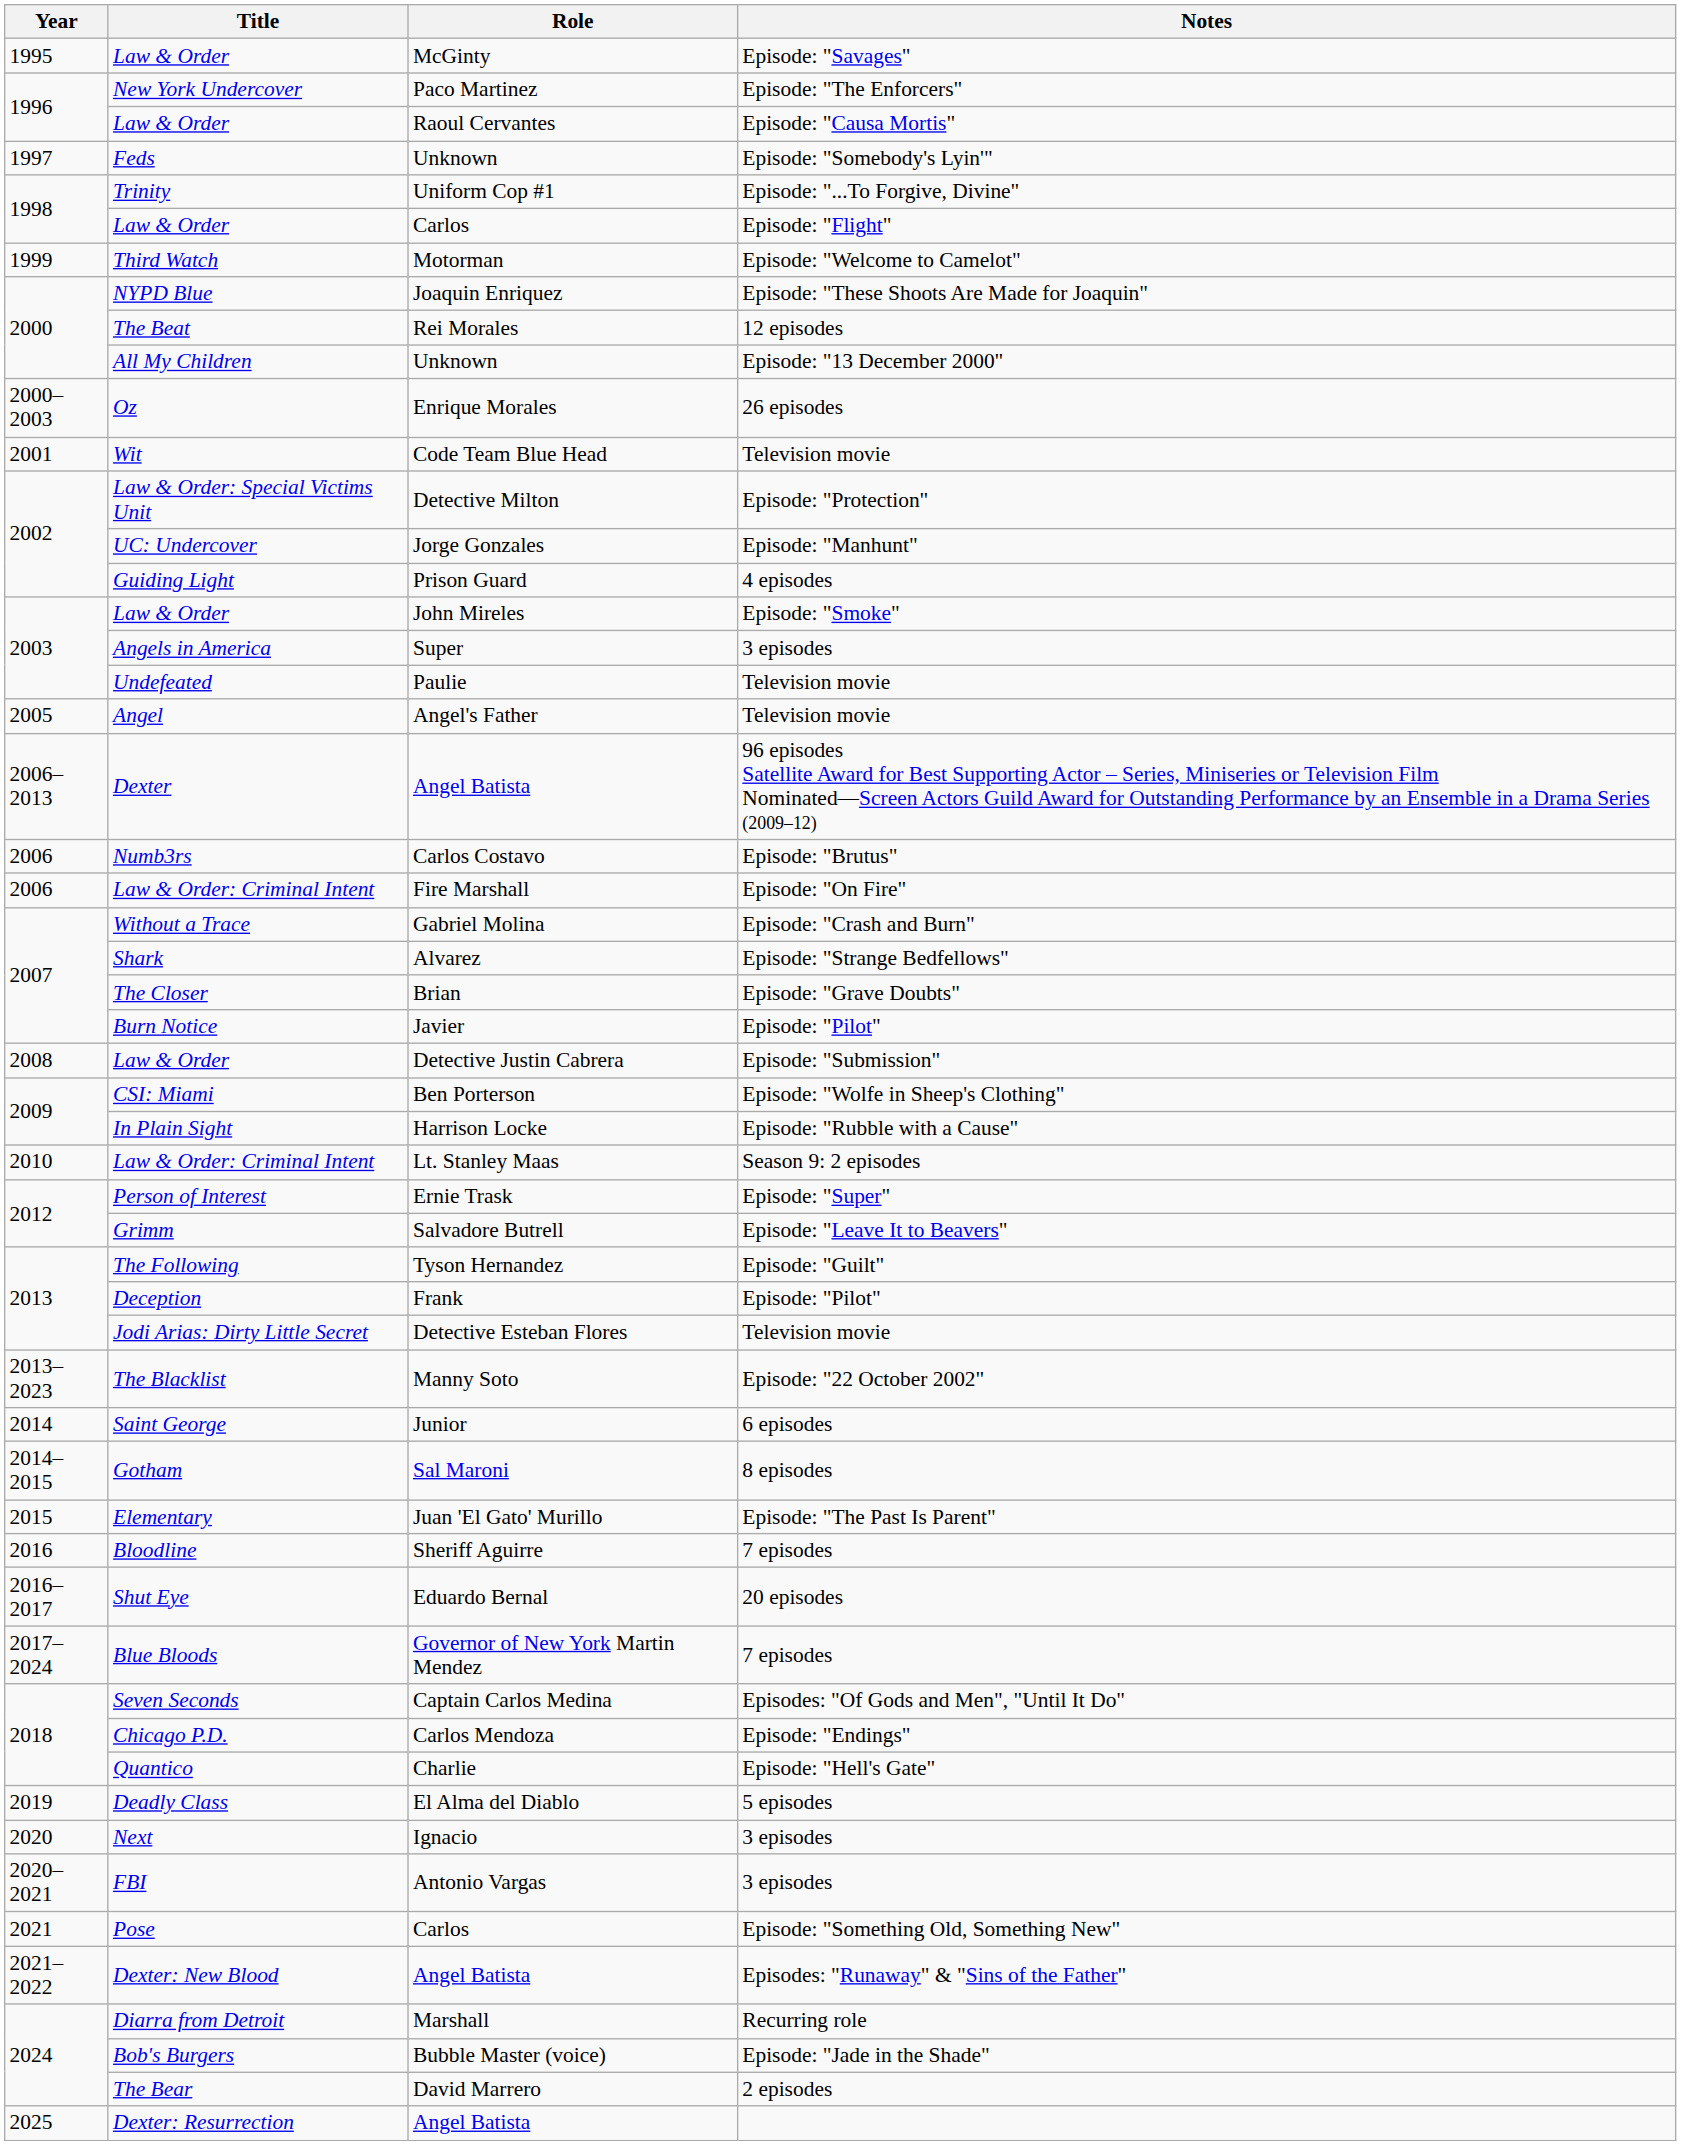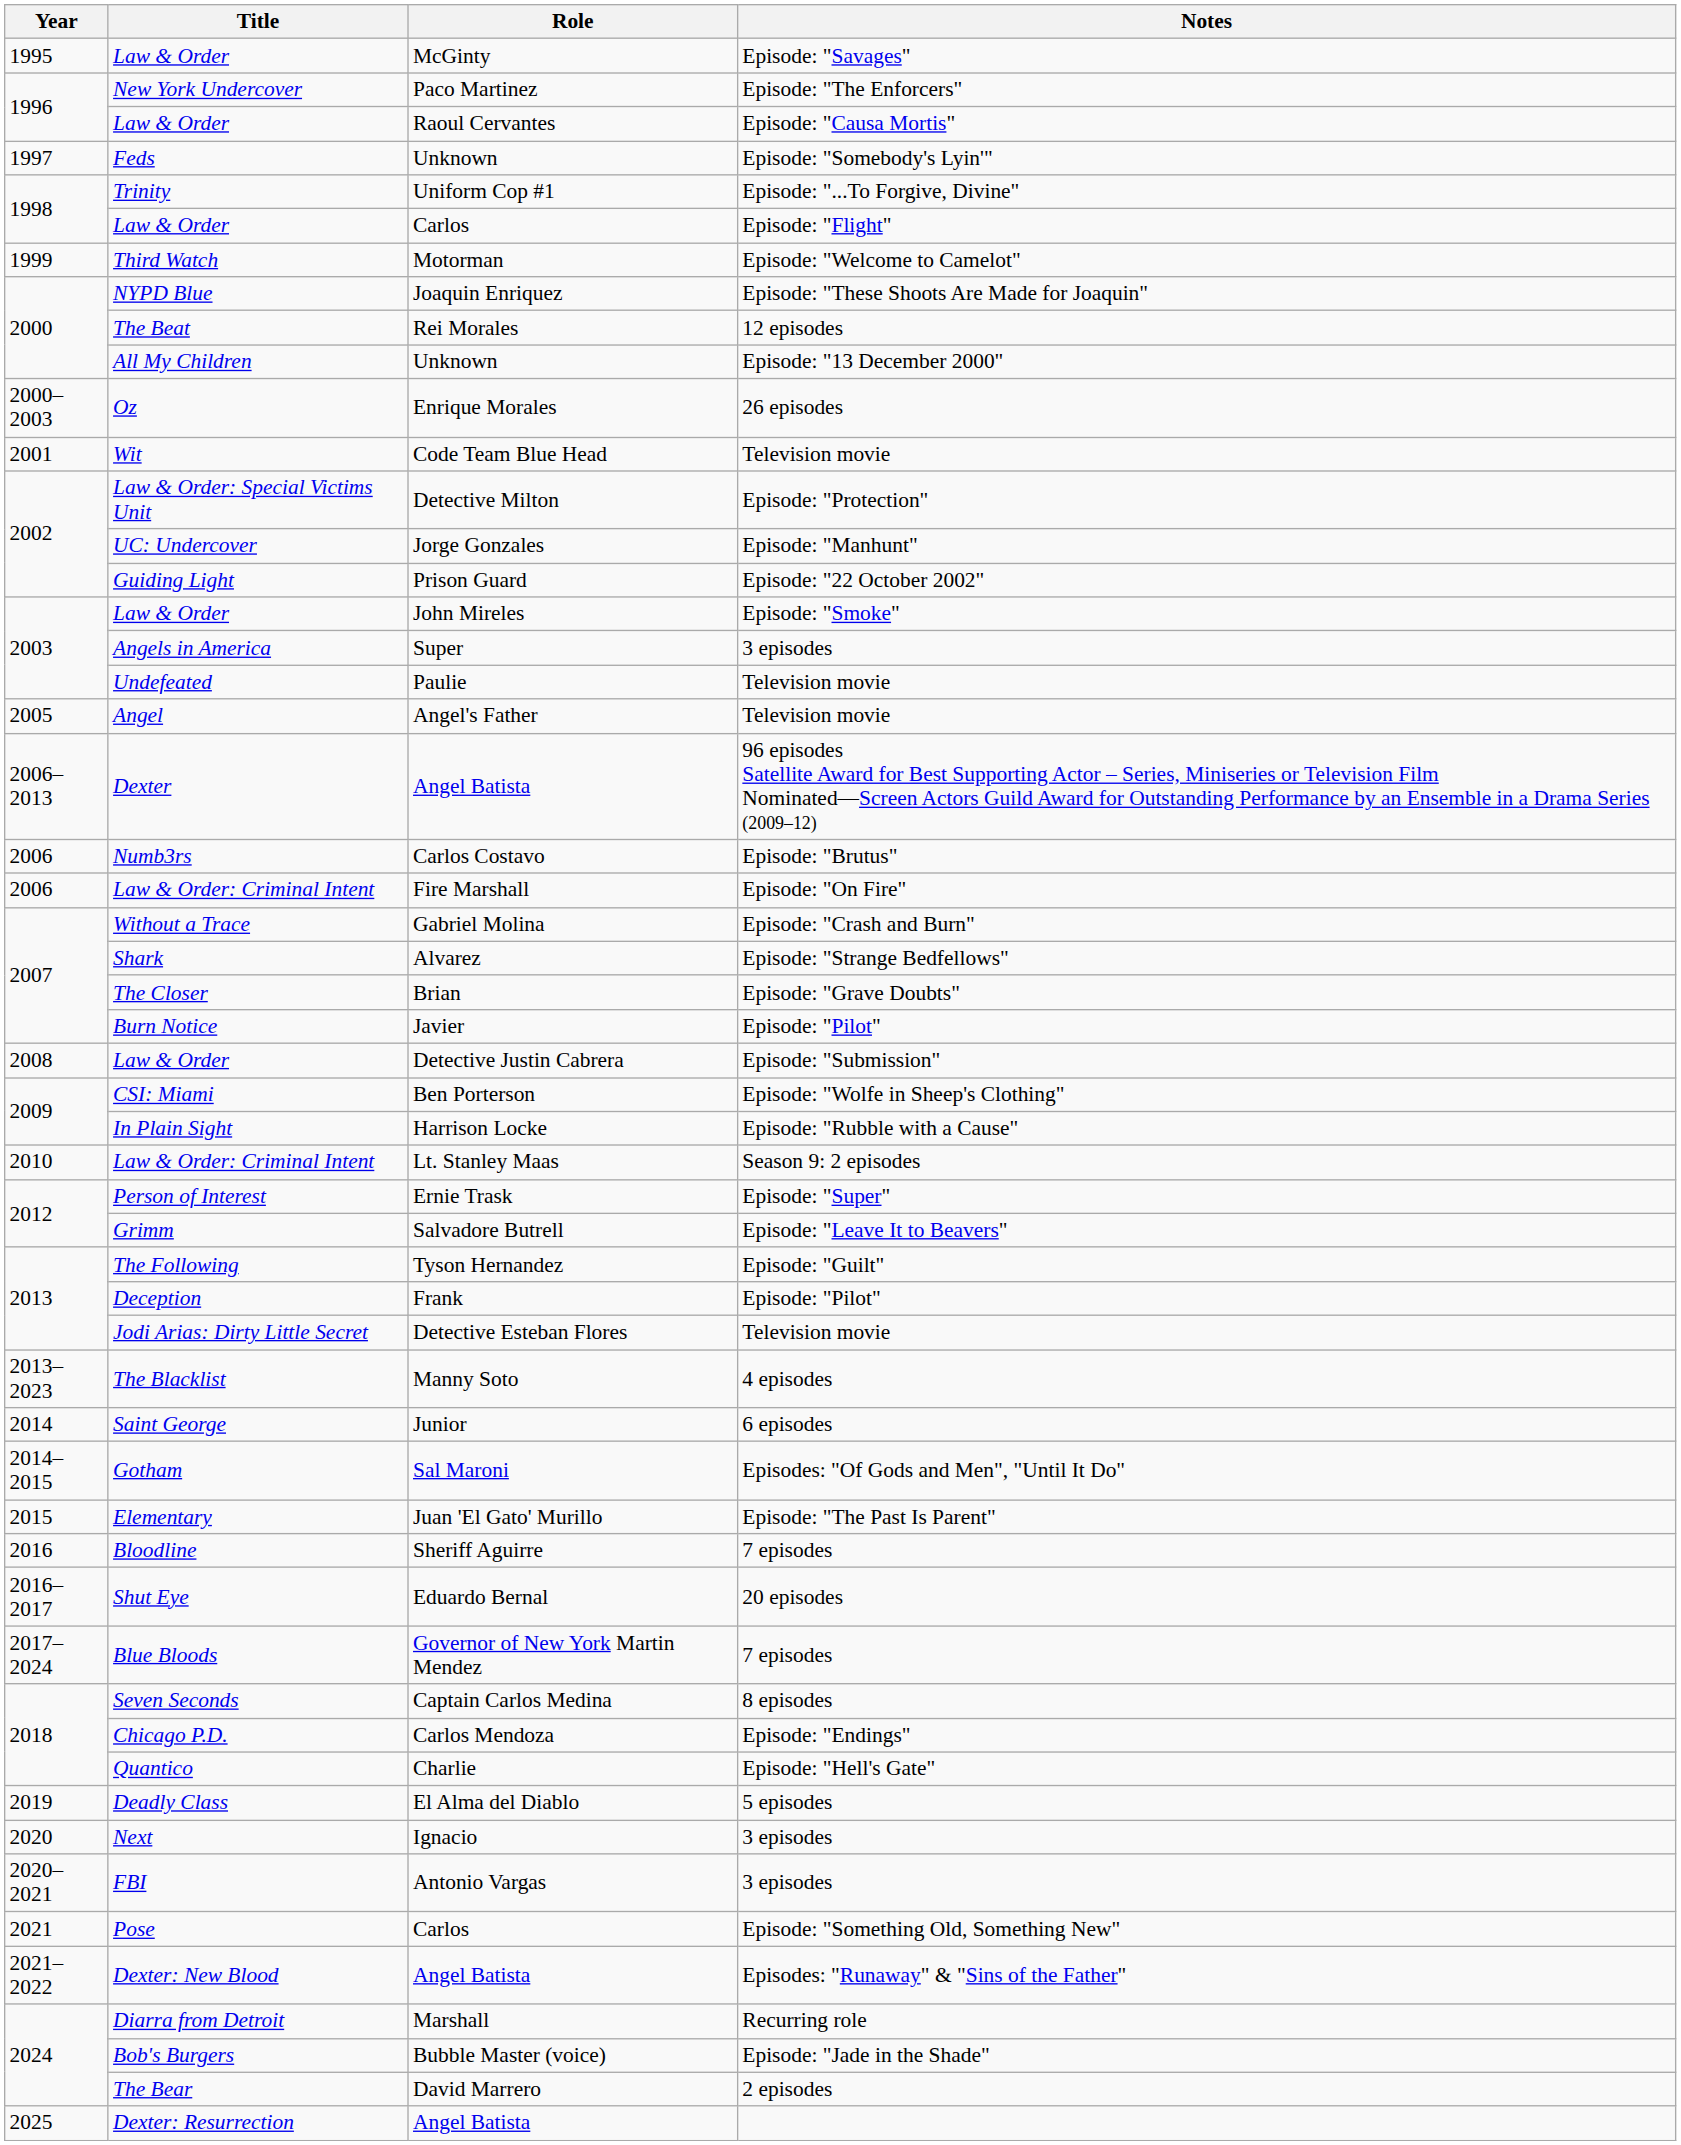(787, 579) 4 episodes -> (863, 579) Episode: "22 October 2002"
(863, 1378) Episode: "22 October 2002" -> (787, 1378) 4 episodes
(787, 1470) 8 episodes -> (934, 1470) Episodes: "Of Gods and Men", "Until It Do"
(934, 1700) Episodes: "Of Gods and Men", "Until It Do" -> (787, 1700) 8 episodes
